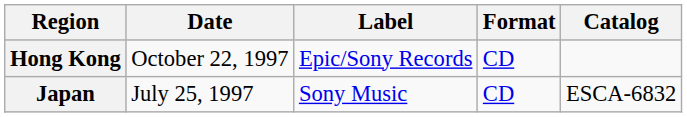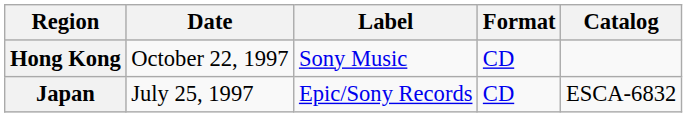(386, 58) Epic/Sony Records -> (353, 58) Sony Music
(353, 93) Sony Music -> (386, 93) Epic/Sony Records
